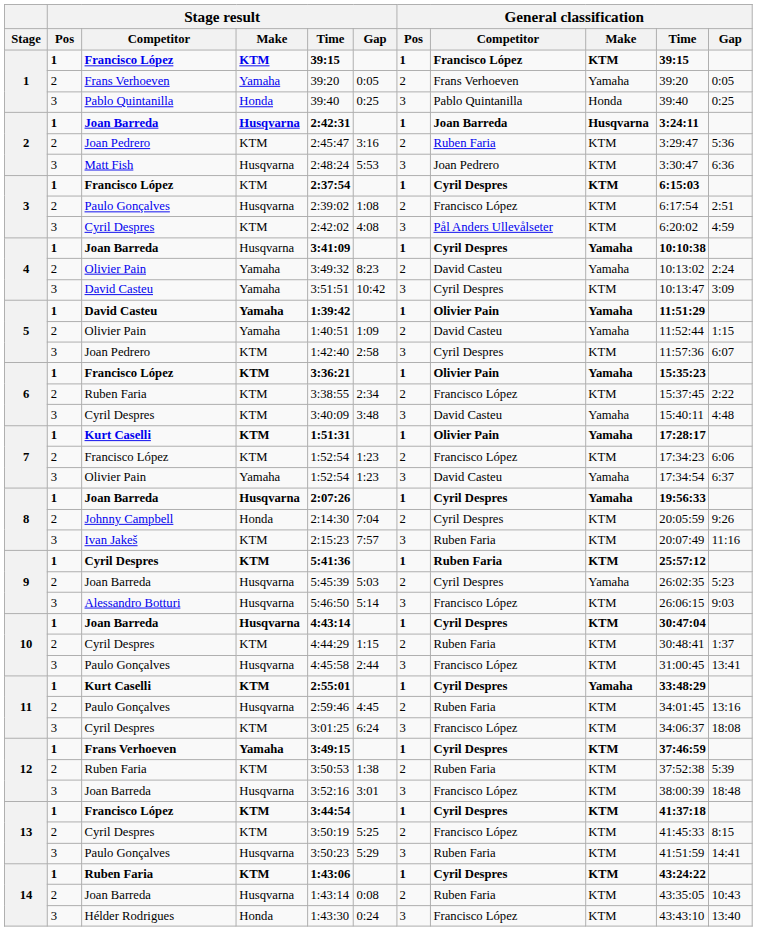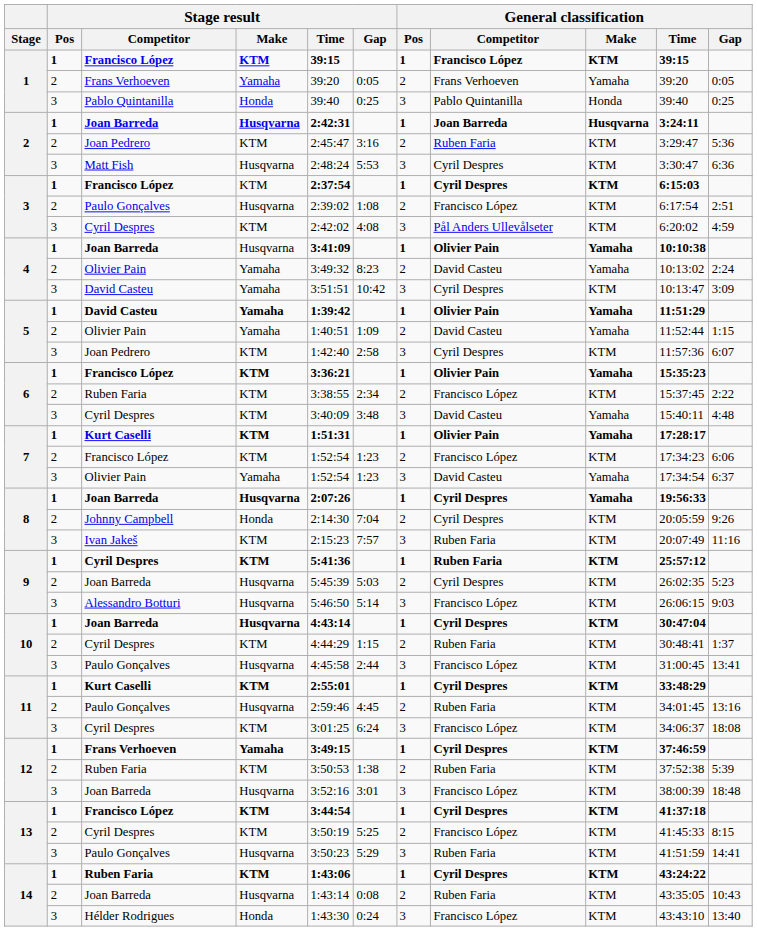(466, 164) Joan Pedrero -> (468, 164) Cyril Despres
(470, 247) Cyril Despres -> (466, 247) Olivier Pain
(609, 581) Yamaha -> (602, 581) KTM
(610, 685) Yamaha -> (603, 685) KTM
